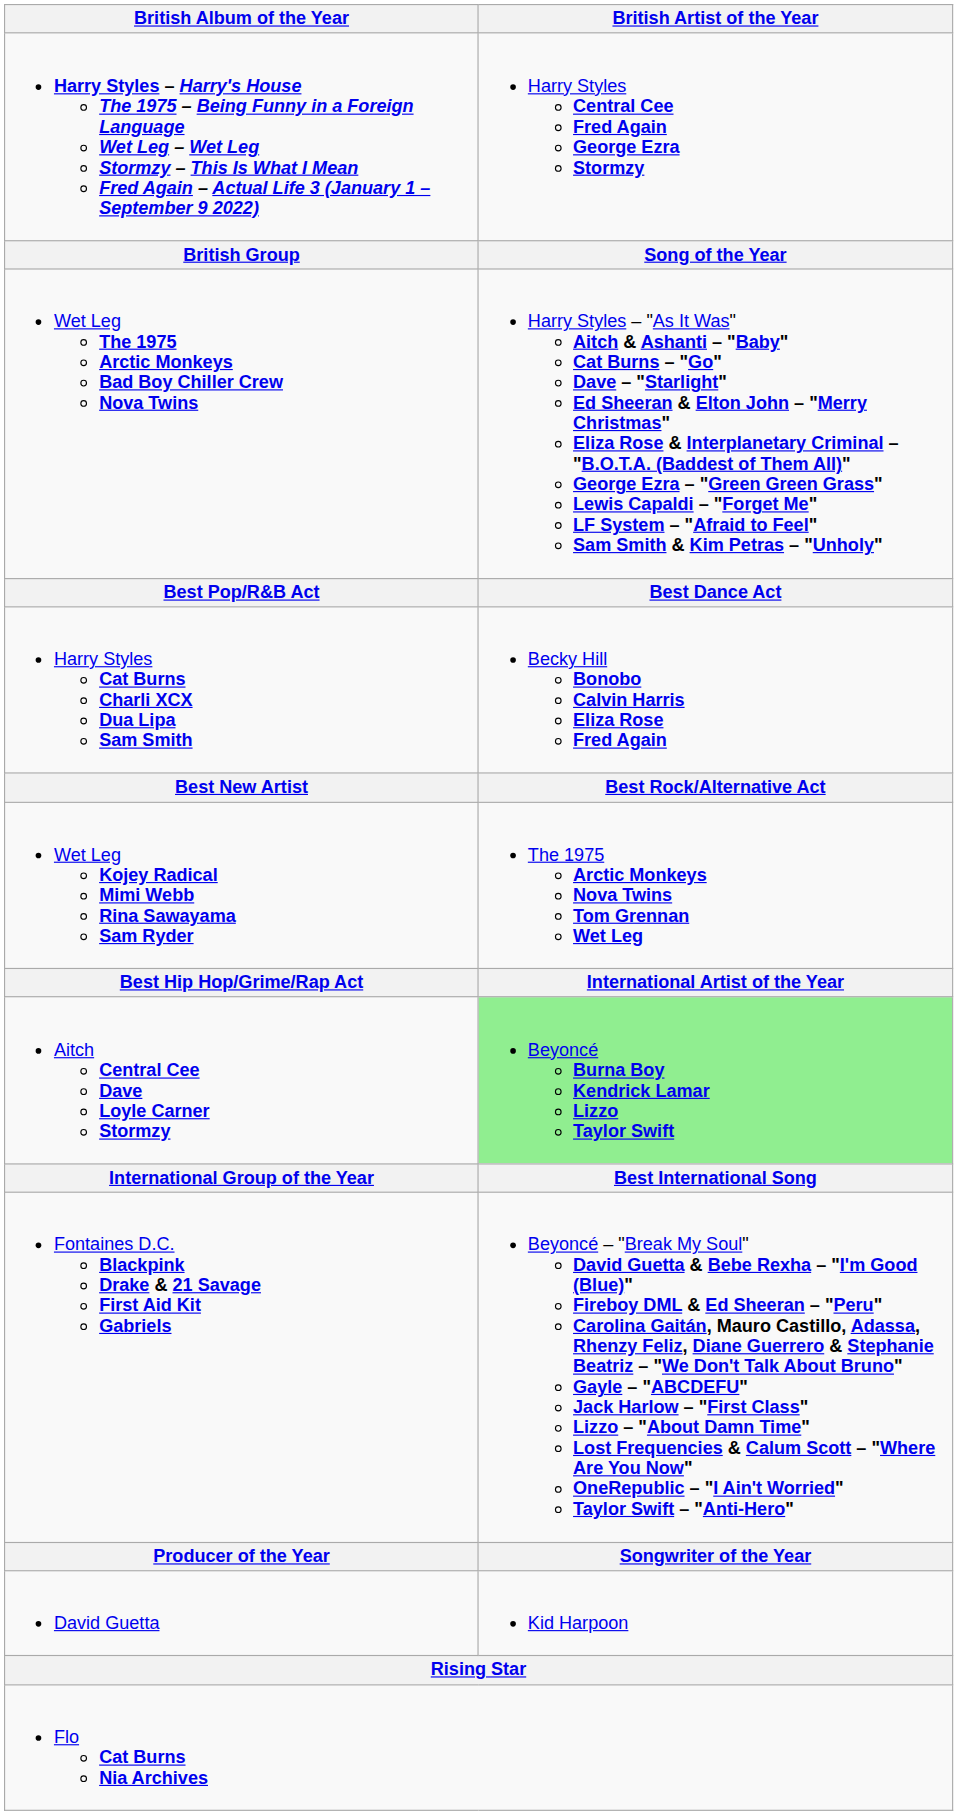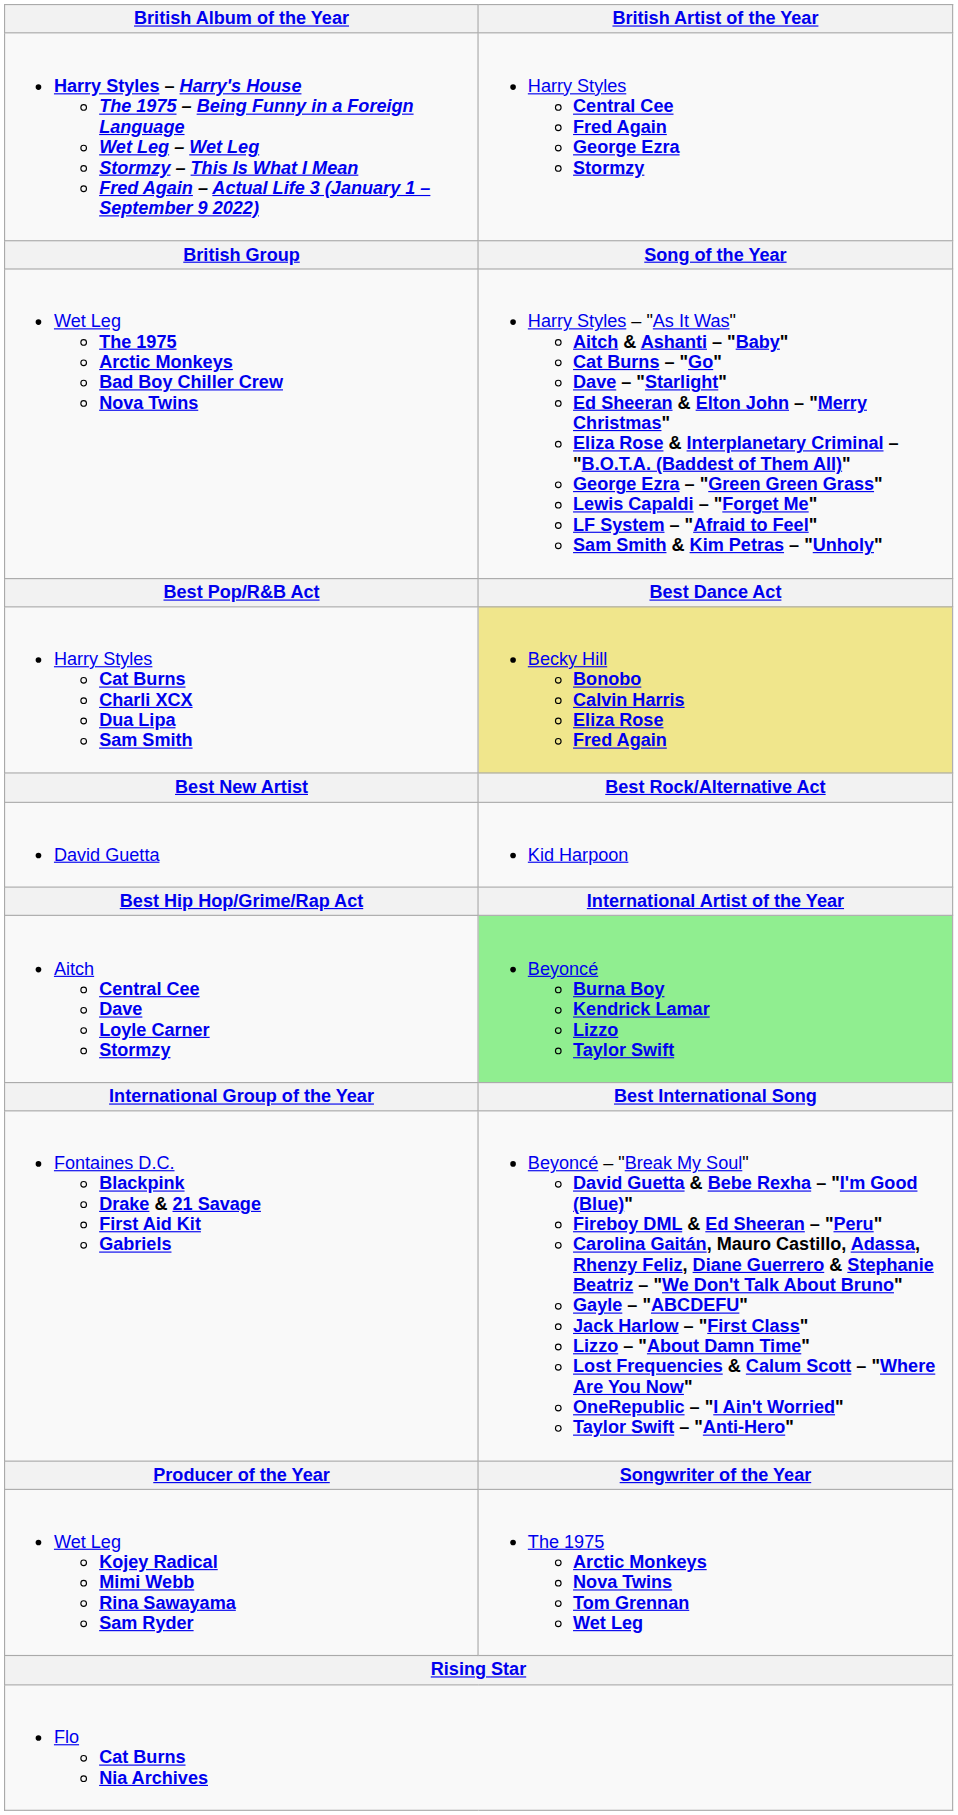(715, 700) no background -> (715, 700) khaki background
rows swapped: (242, 895) <-> (242, 1623)
